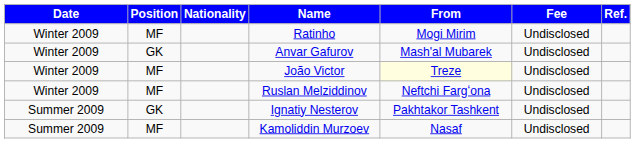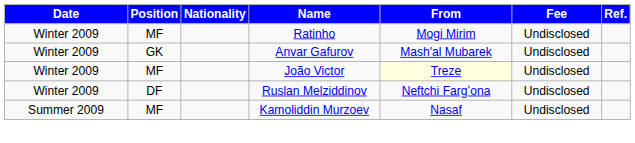(154, 91) MF -> (154, 91) DF
- row: (314, 110)
